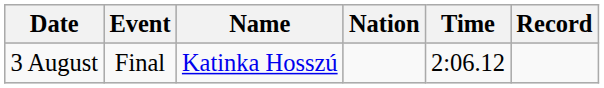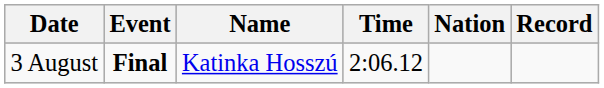columns swapped: (384, 23) <-> (468, 23)
(140, 62) normal -> (140, 62) bold
